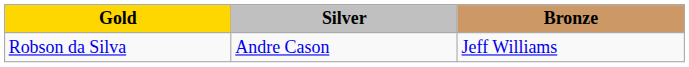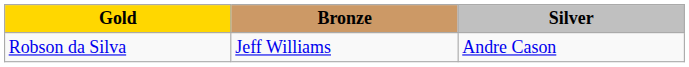columns swapped: (344, 18) <-> (571, 18)
